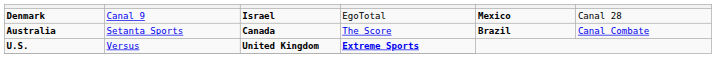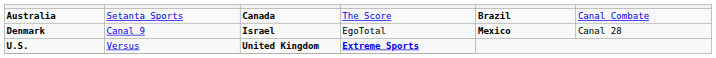rows swapped: (31, 31) <-> (26, 16)
